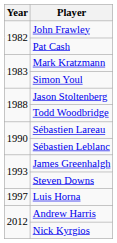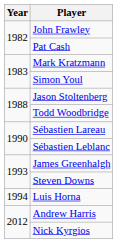(17, 197) 1997 -> (17, 197) 1994
